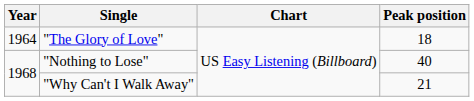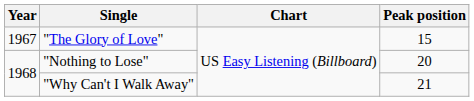(22, 38) 1964 -> (22, 38) 1967
(425, 38) 18 -> (425, 38) 15
(425, 61) 40 -> (425, 61) 20
